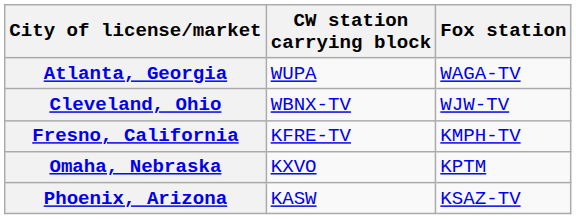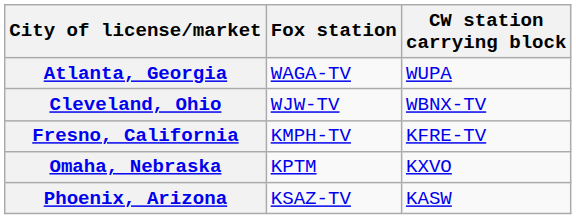columns swapped: (503, 31) <-> (351, 31)
